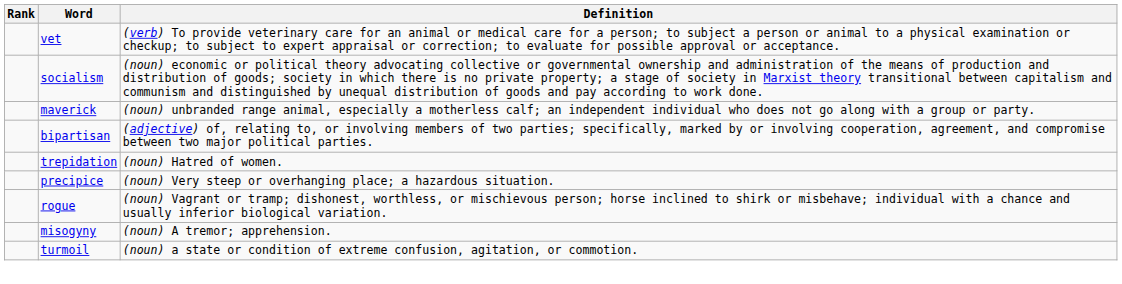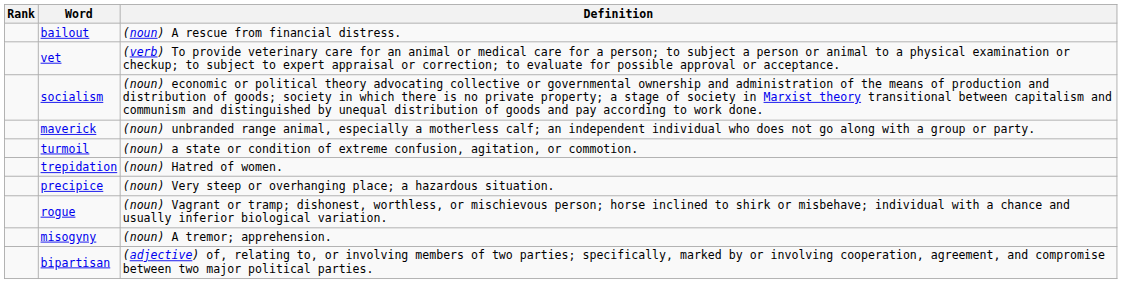+ row: (65, 33)
rows swapped: (75, 136) <-> (65, 250)
